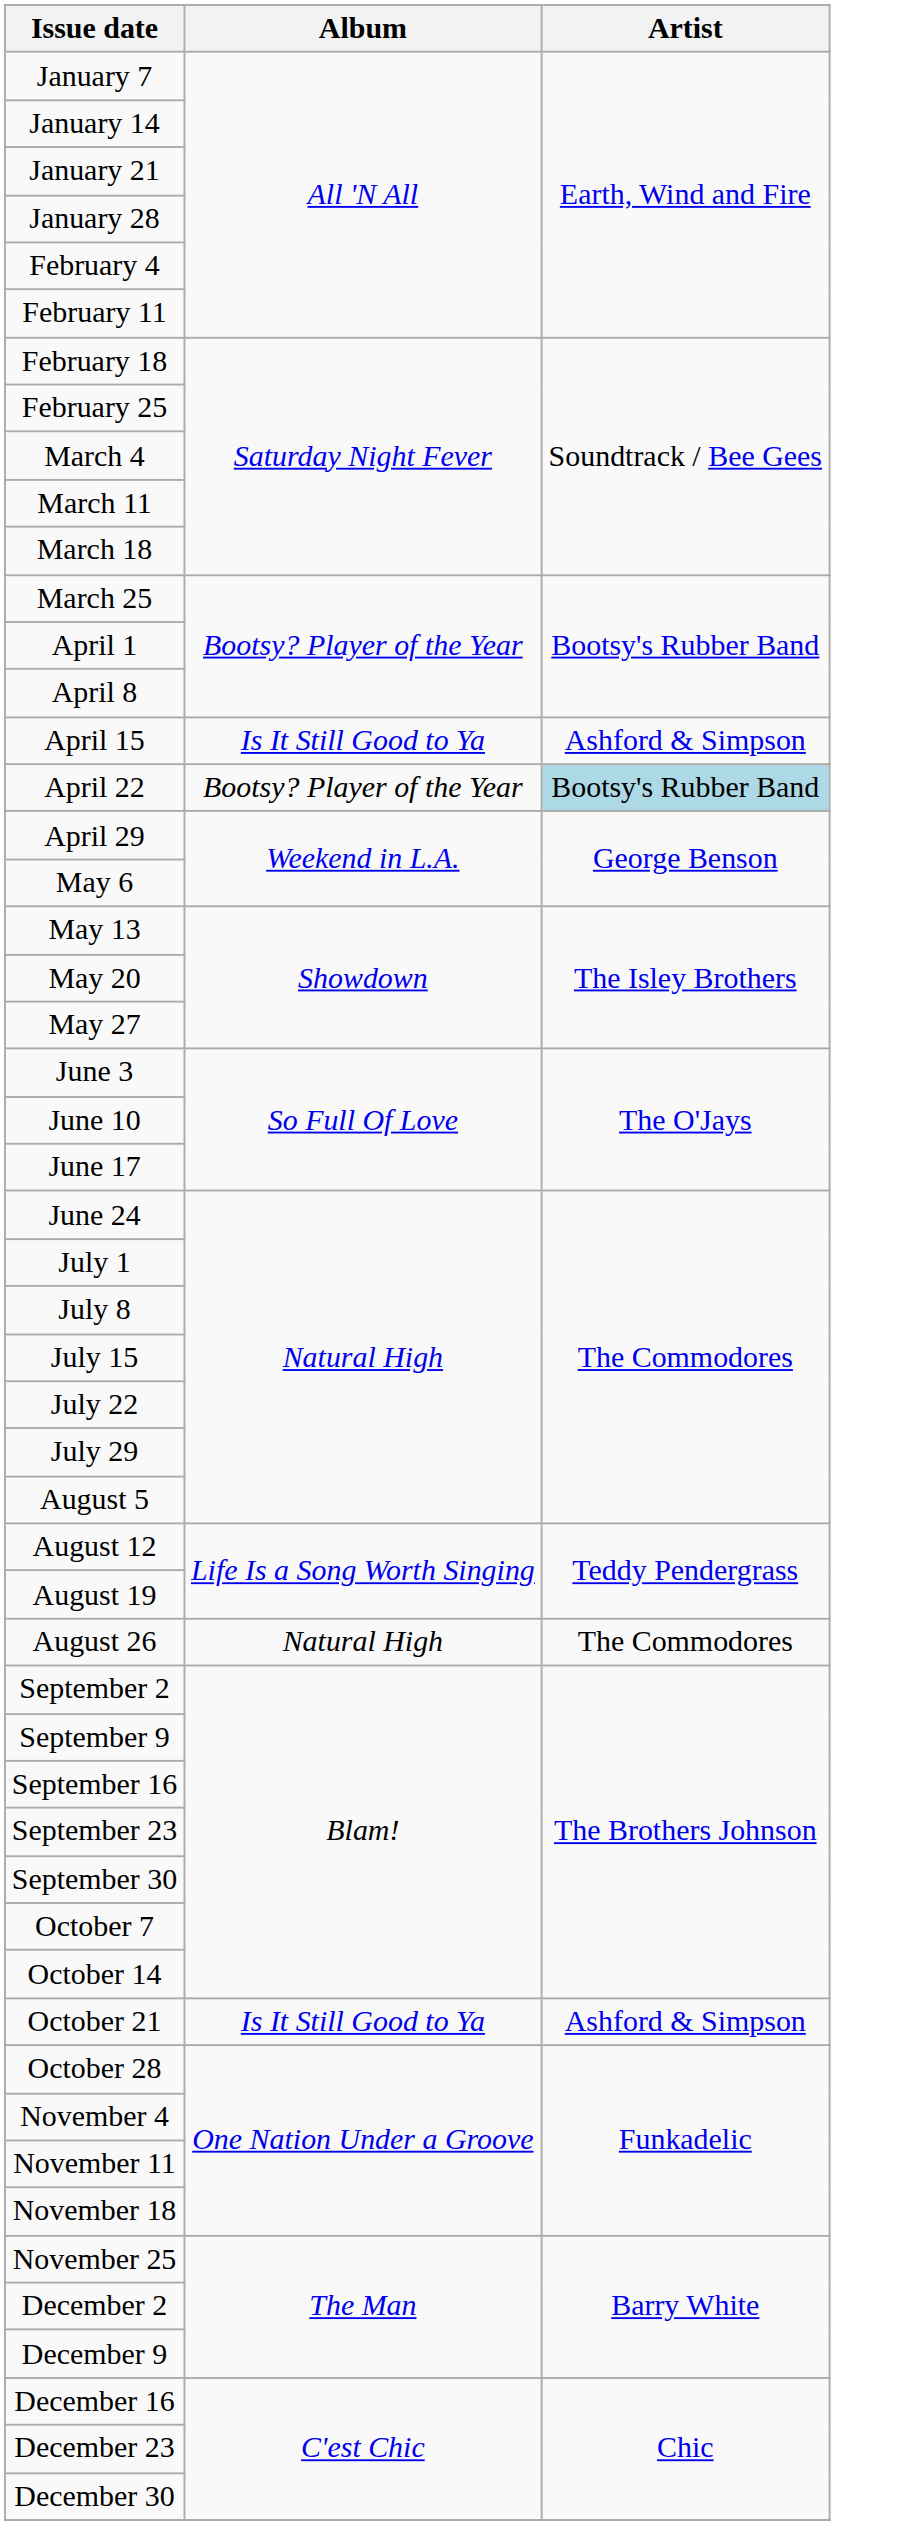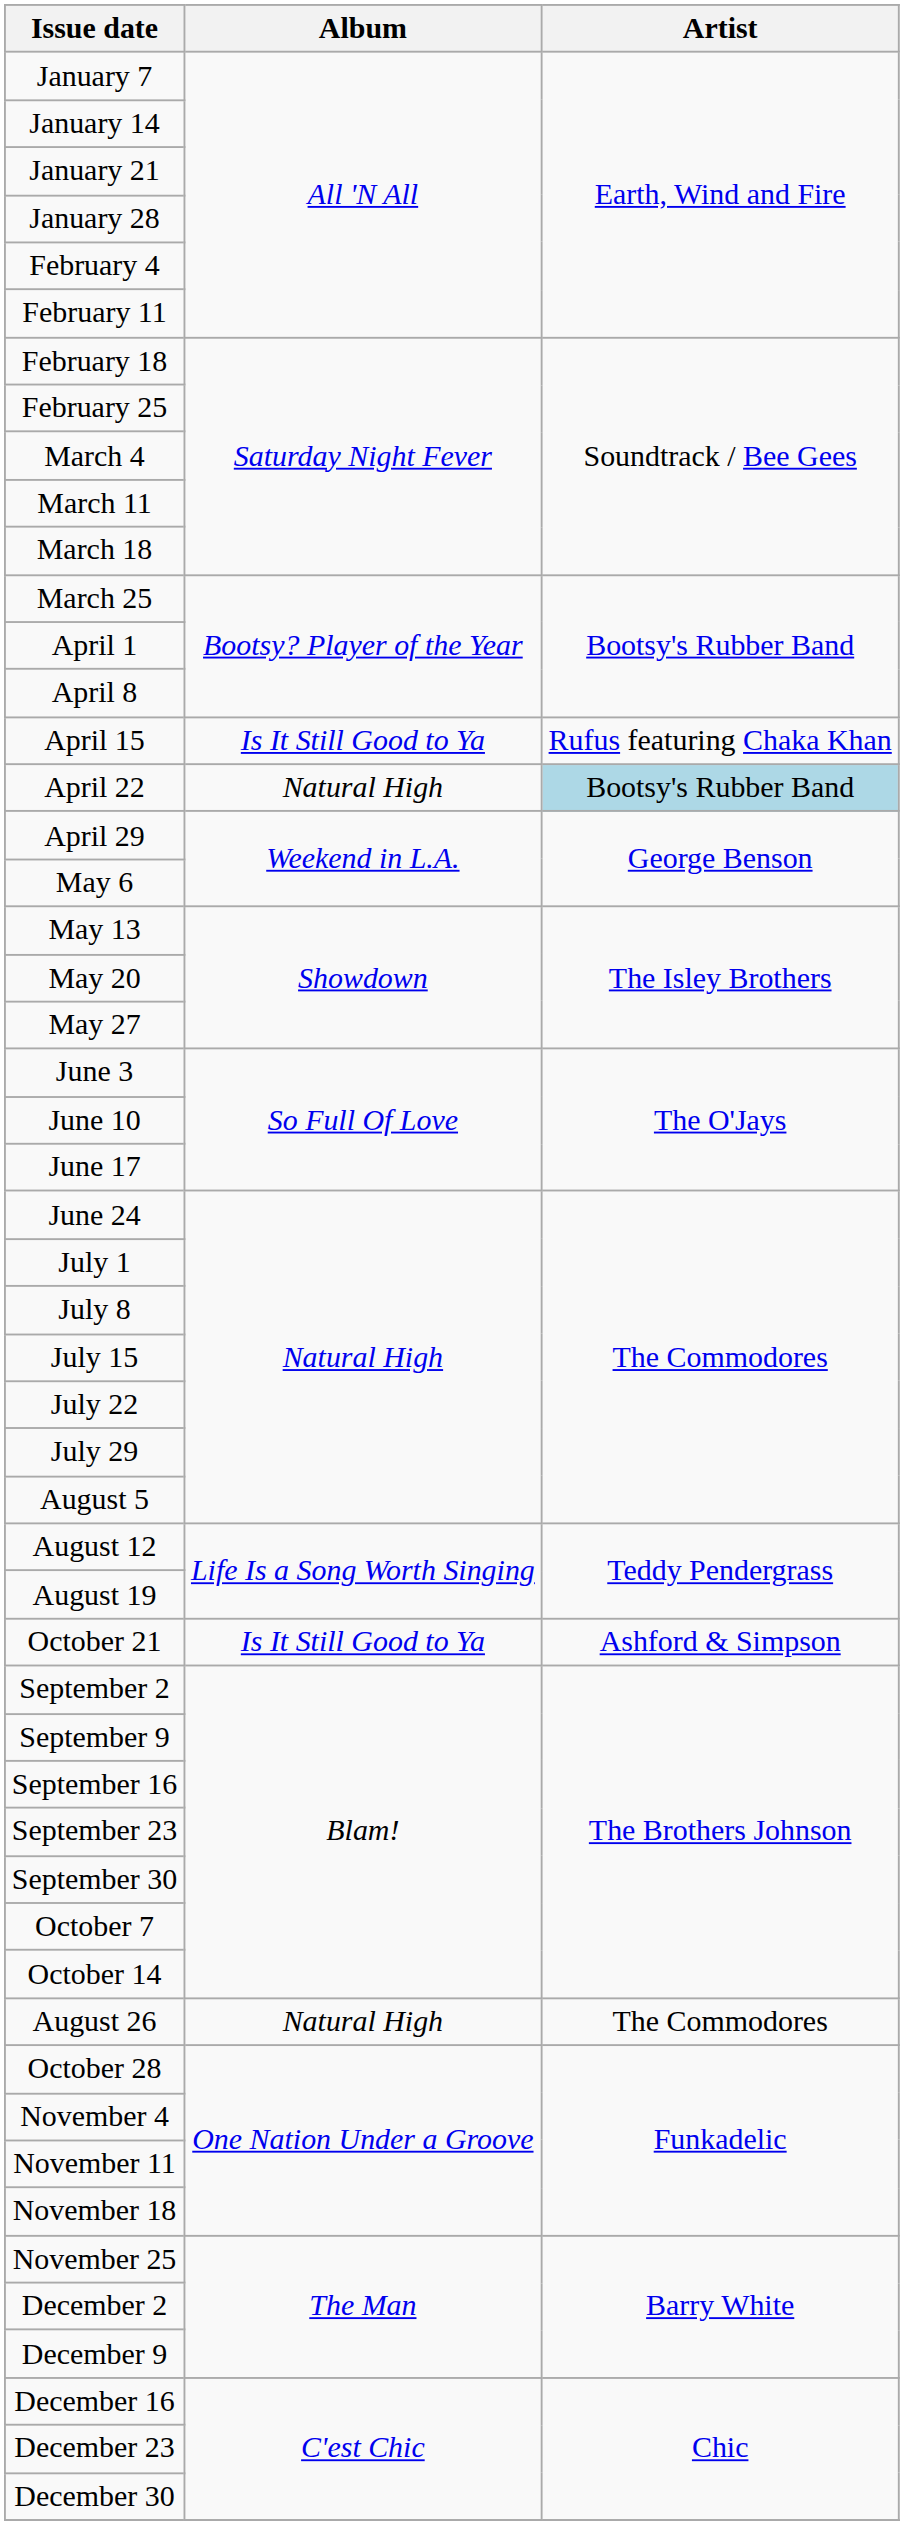(685, 739) Ashford & Simpson -> (720, 739) Rufus featuring Chaka Khan
(363, 787) Bootsy? Player of the Year -> (363, 787) Natural High
rows swapped: (95, 1641) <-> (94, 2021)
